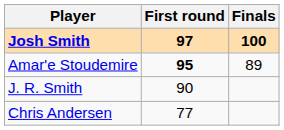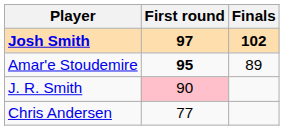(254, 40) 100 -> (254, 40) 102
(185, 88) no background -> (185, 88) pink background
